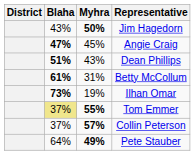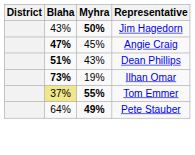- row: (151, 77)
- row: (151, 126)
